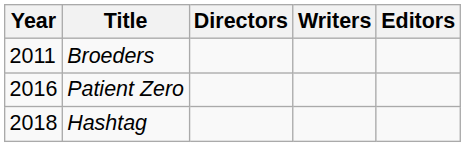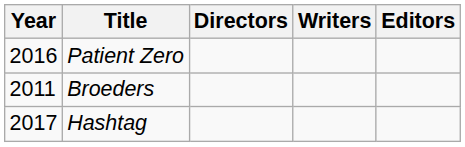rows swapped: (111, 55) <-> (126, 89)
(33, 123) 2018 -> (33, 123) 2017
